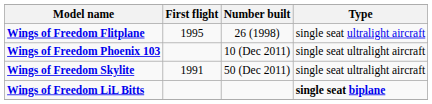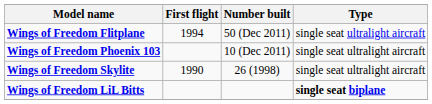(192, 33) 1995 -> (192, 33) 1994
(257, 33) 26 (1998) -> (257, 33) 50 (Dec 2011)
(192, 71) 1991 -> (192, 71) 1990
(257, 71) 50 (Dec 2011) -> (257, 71) 26 (1998)
